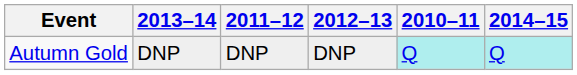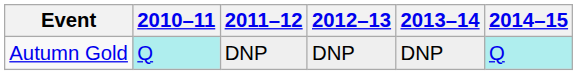columns swapped: (441, 20) <-> (177, 20)
